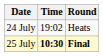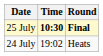rows swapped: (21, 28) <-> (21, 43)
